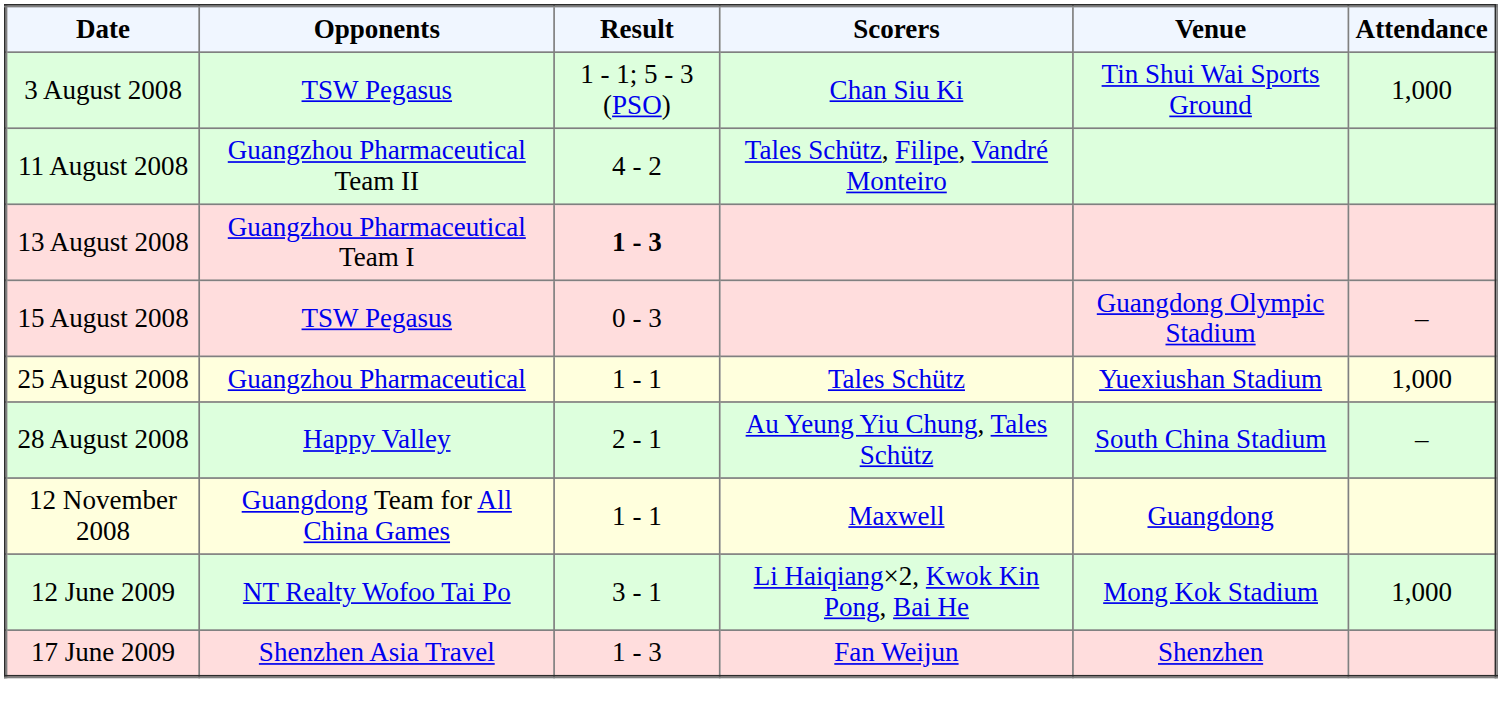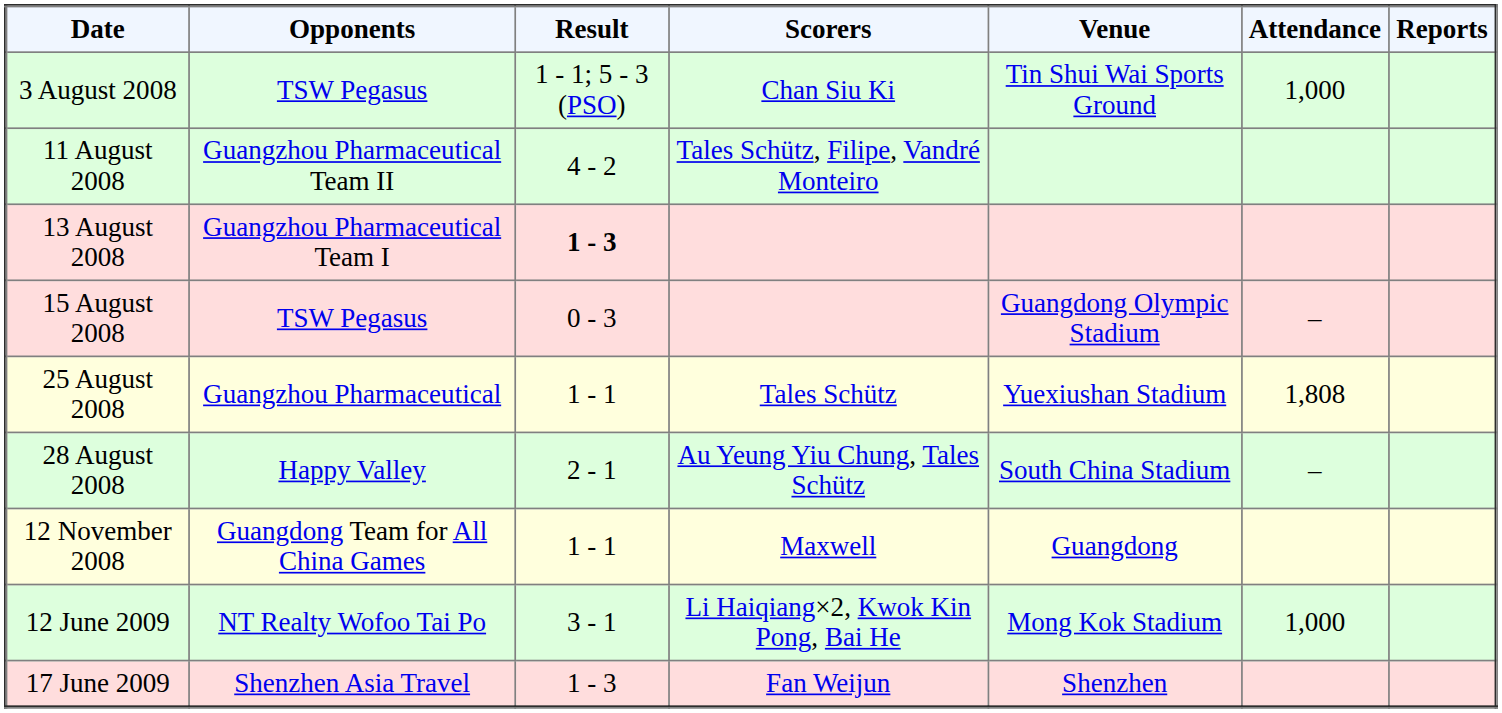+ column: (1442, 29)
(1422, 378) 1,000 -> (1315, 394) 1,808
